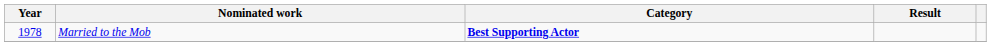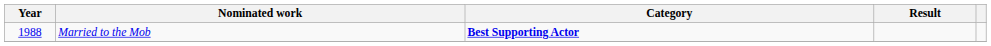(30, 32) 1978 -> (30, 32) 1988
